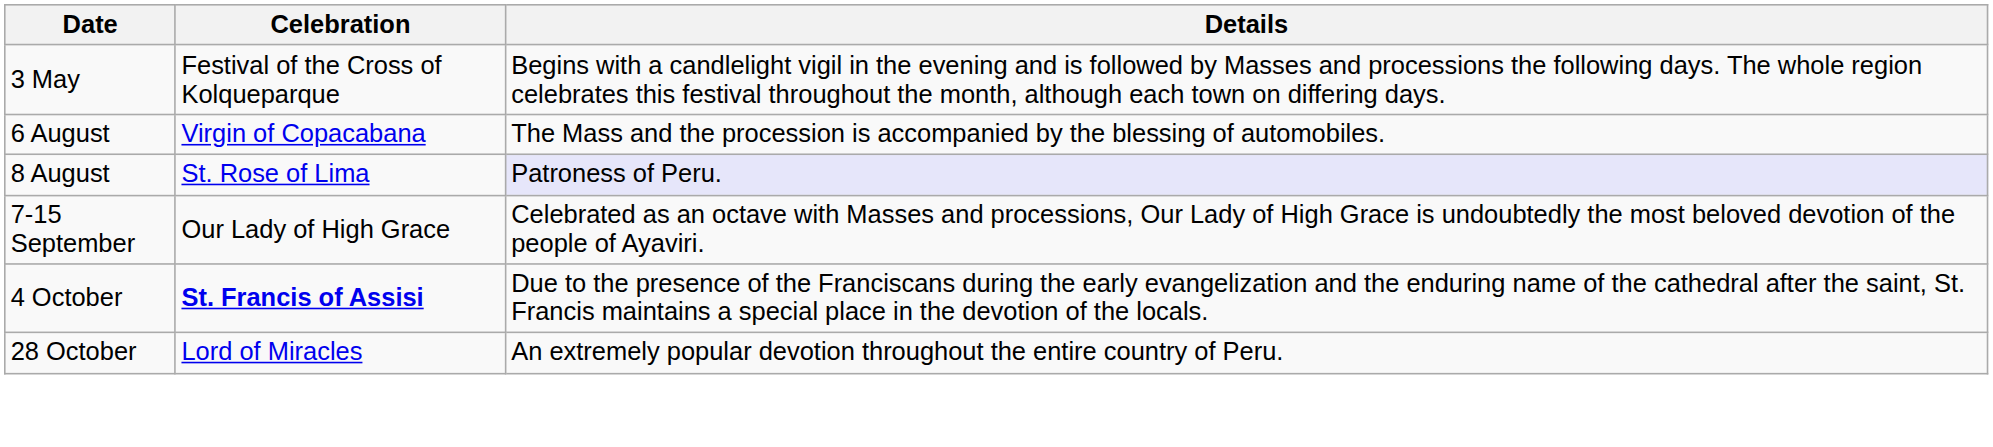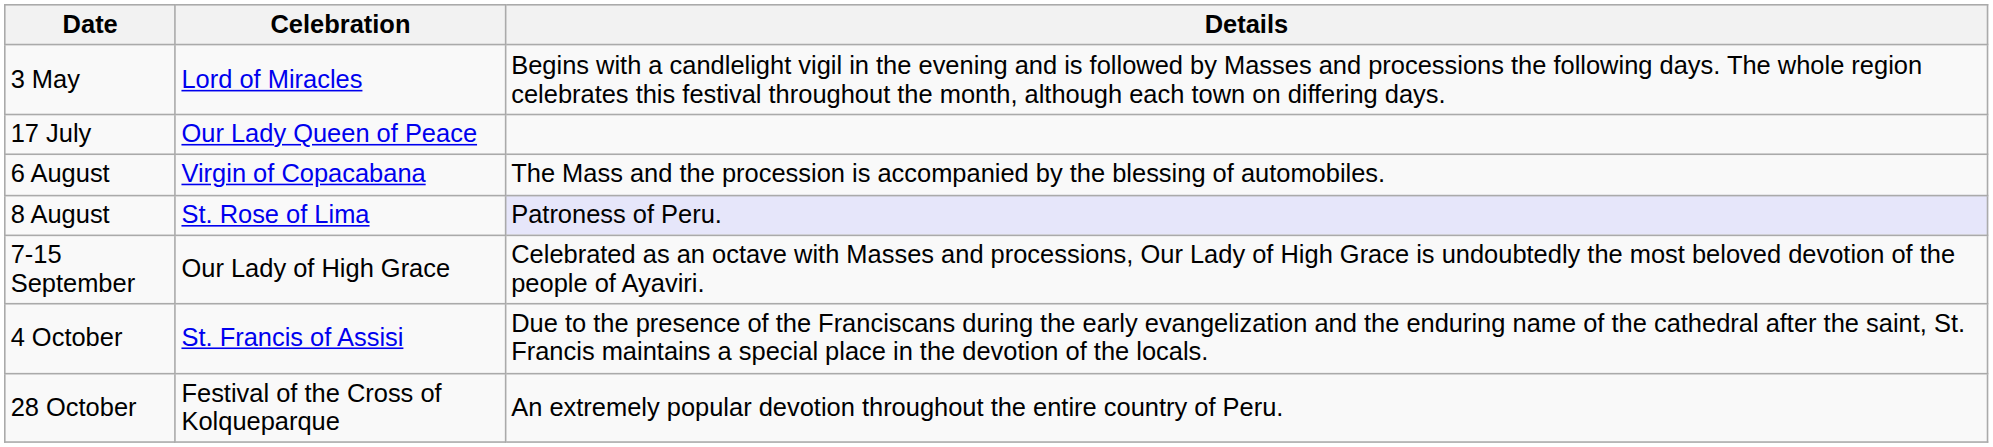(312, 79) Festival of the Cross of Kolqueparque -> (272, 79) Lord of Miracles
+ row: (51, 133)
(303, 297) bold -> (292, 338) normal
(272, 352) Lord of Miracles -> (312, 407) Festival of the Cross of Kolqueparque
